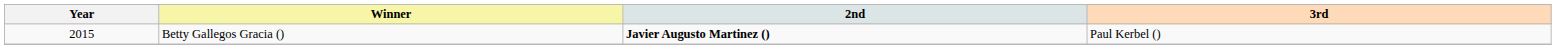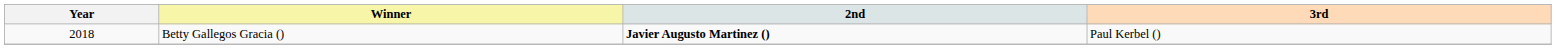(82, 34) 2015 -> (82, 34) 2018
